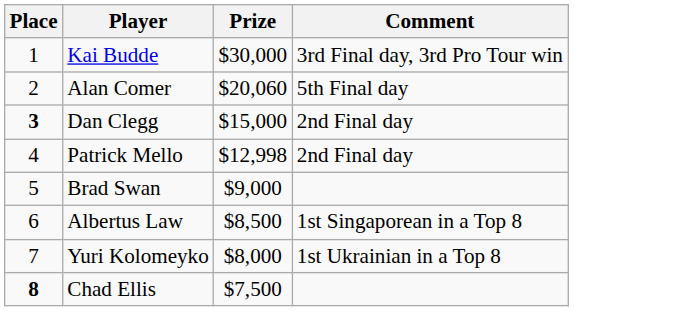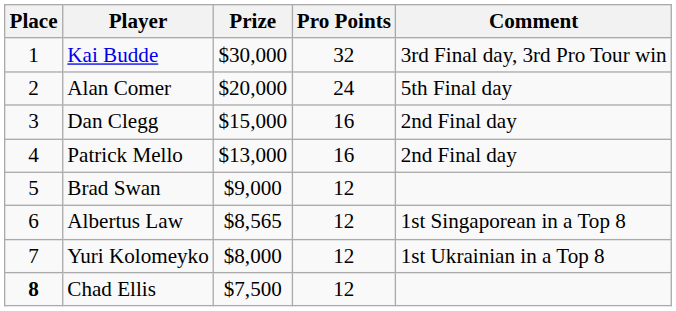+ column: (344, 21)
(253, 88) $20,060 -> (253, 88) $20,000
(34, 121) bold -> (34, 121) normal
(253, 155) $12,998 -> (253, 155) $13,000
(253, 222) $8,500 -> (253, 222) $8,565
